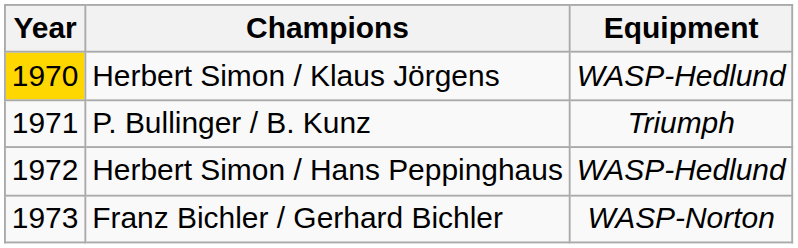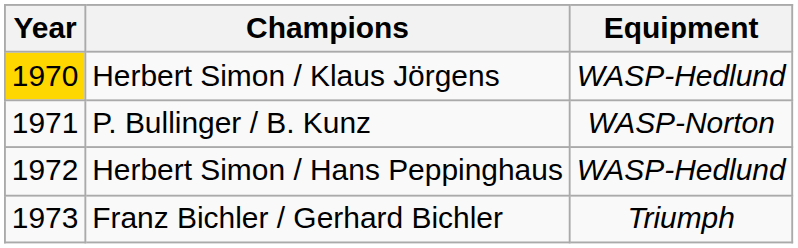(681, 123) Triumph -> (681, 123) WASP-Norton
(681, 218) WASP-Norton -> (681, 218) Triumph
